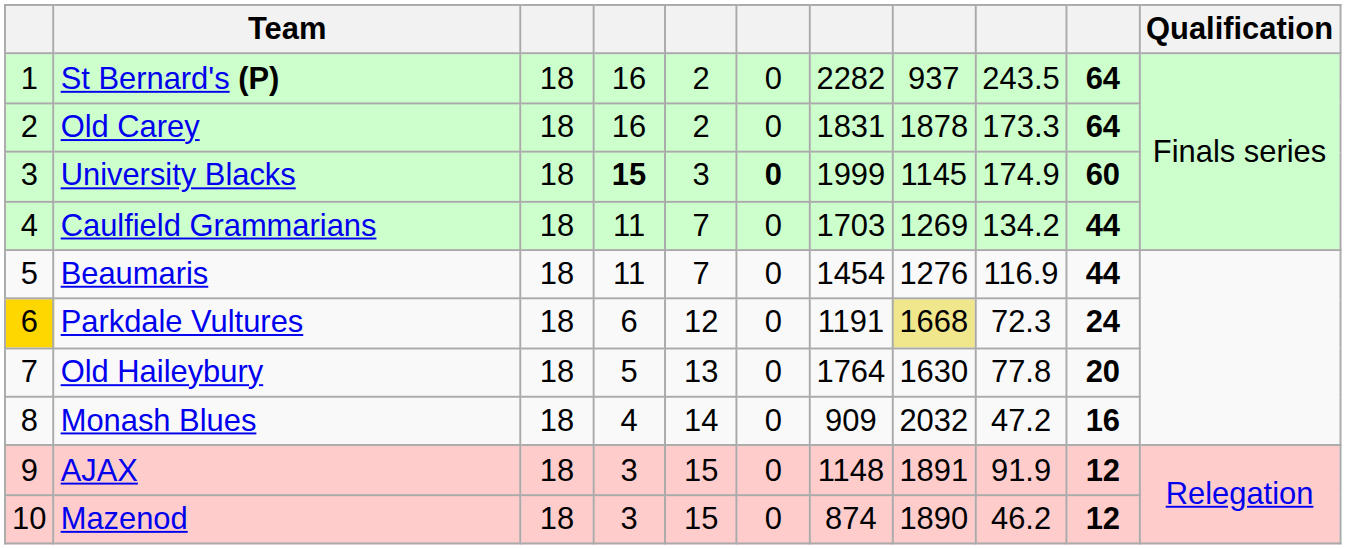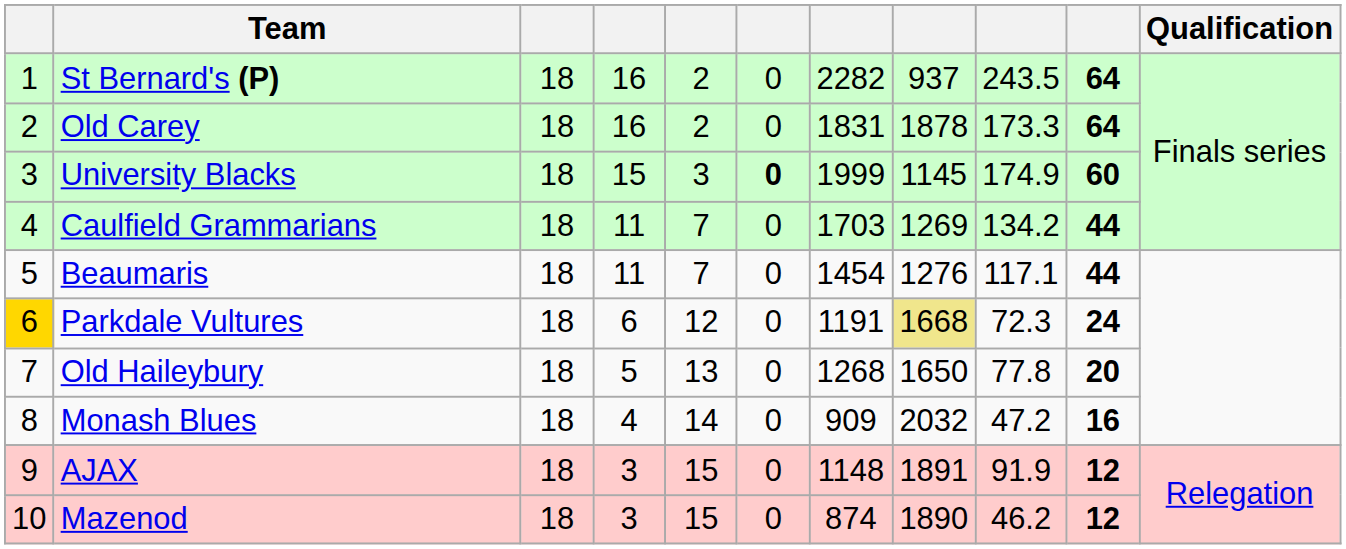(629, 175) bold -> (629, 175) normal
(1021, 273) 116.9 -> (1021, 273) 117.1
(851, 371) 1764 -> (851, 371) 1268
(934, 371) 1630 -> (934, 371) 1650
